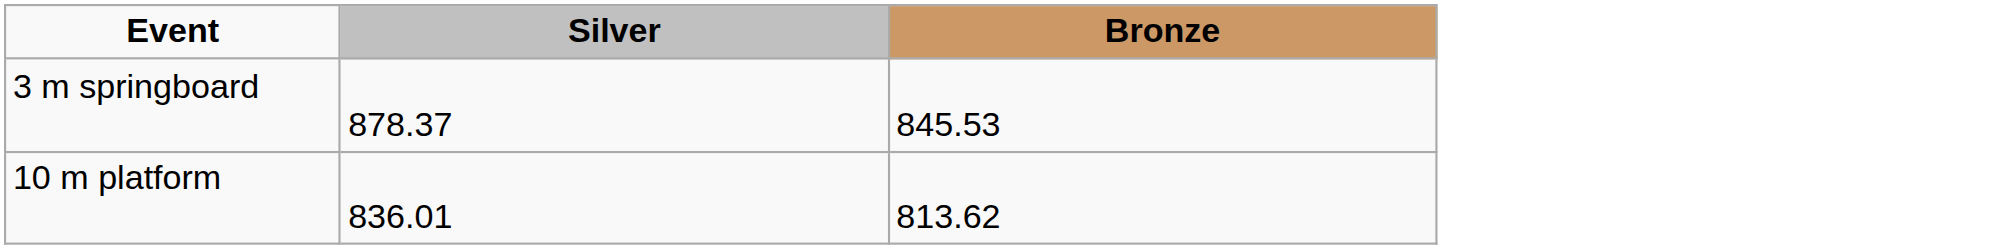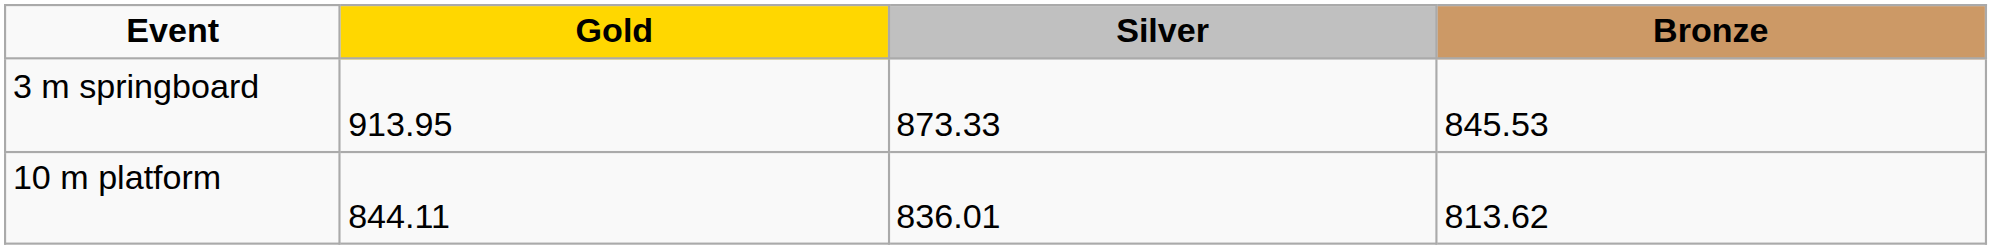+ column: (614, 31)
(400, 123) 878.37 -> (948, 123) 873.33
